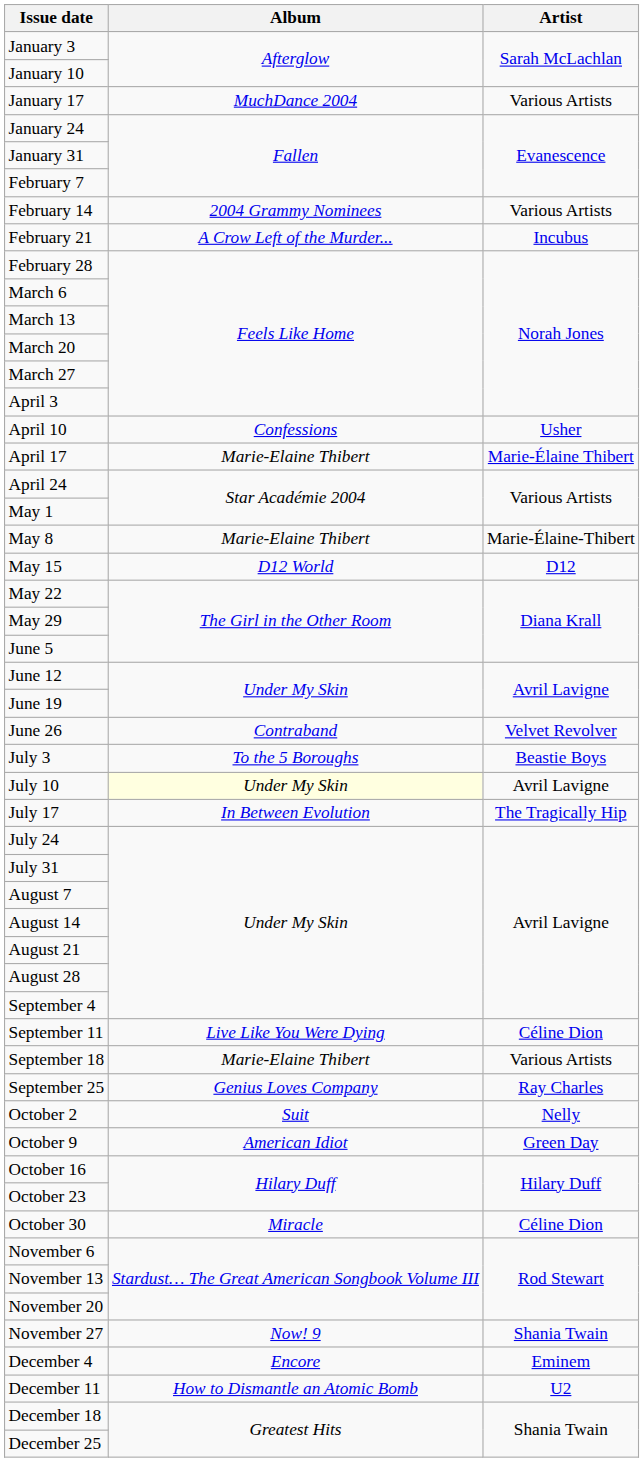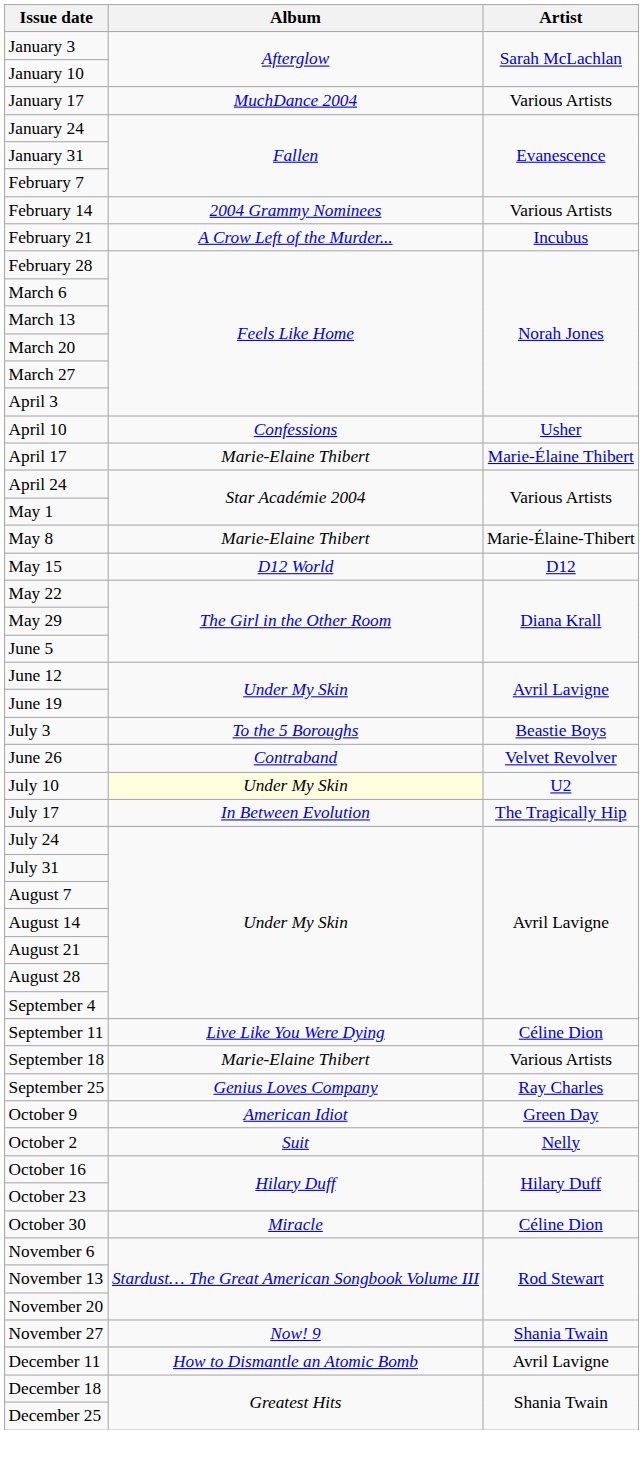rows swapped: (35, 730) <-> (29, 758)
(561, 785) Avril Lavigne -> (561, 785) U2
rows swapped: (43, 1114) <-> (43, 1141)
- row: (50, 1361)
(561, 1388) U2 -> (561, 1361) Avril Lavigne
